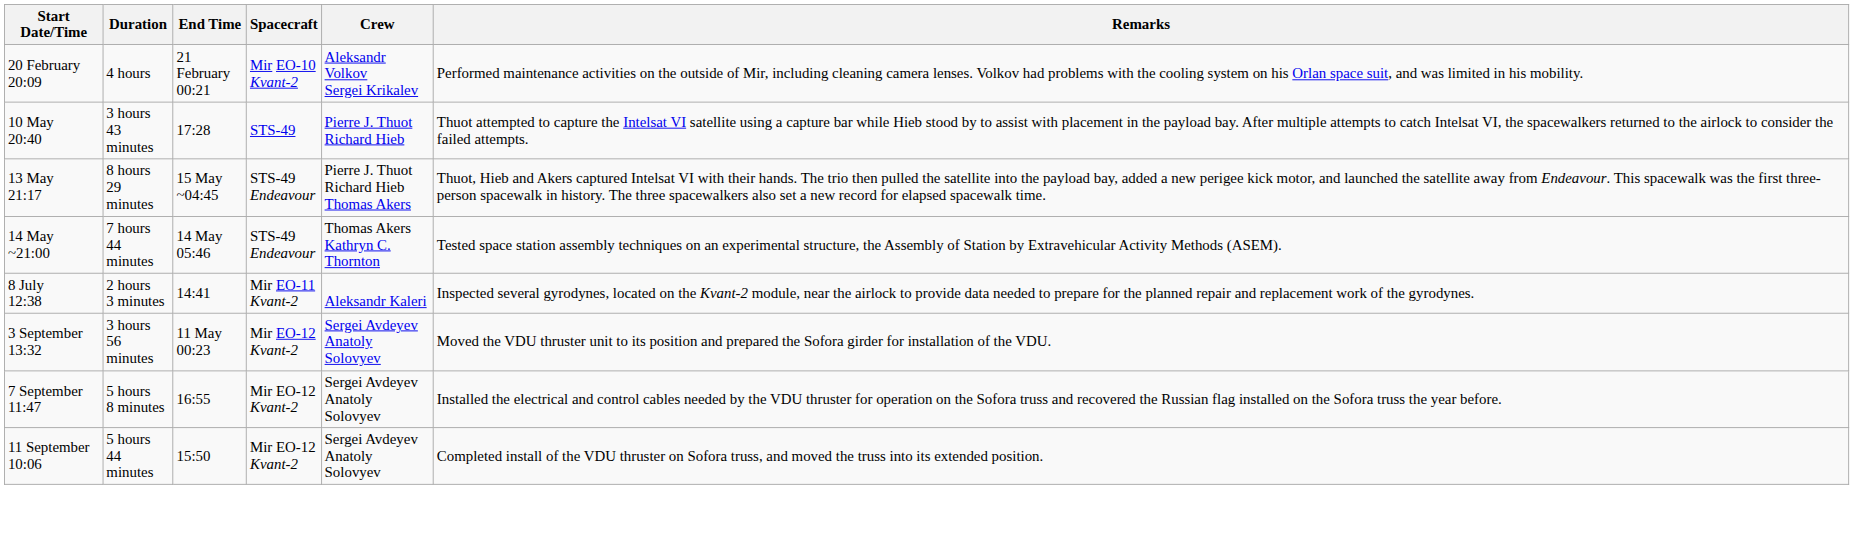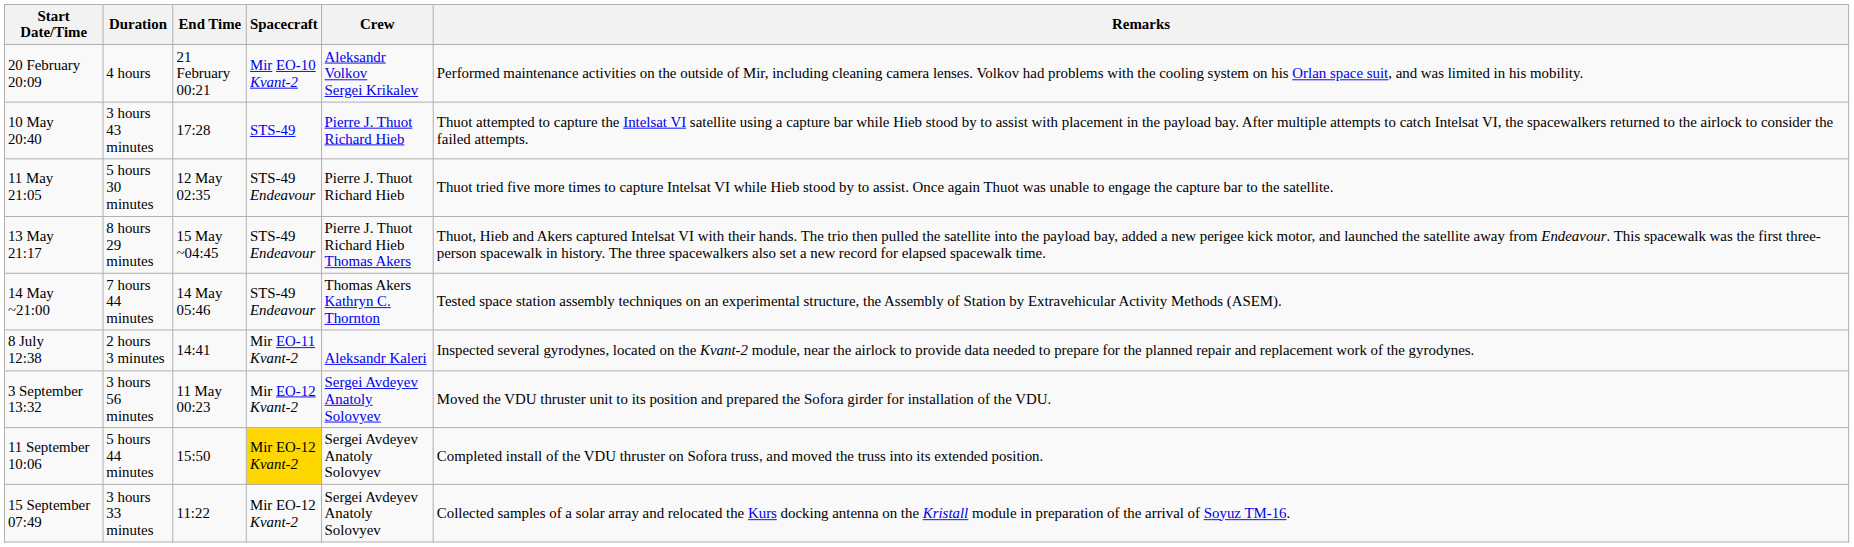+ row: (31, 187)
- row: (45, 399)
(283, 456) no background -> (283, 456) gold background
+ row: (49, 513)
